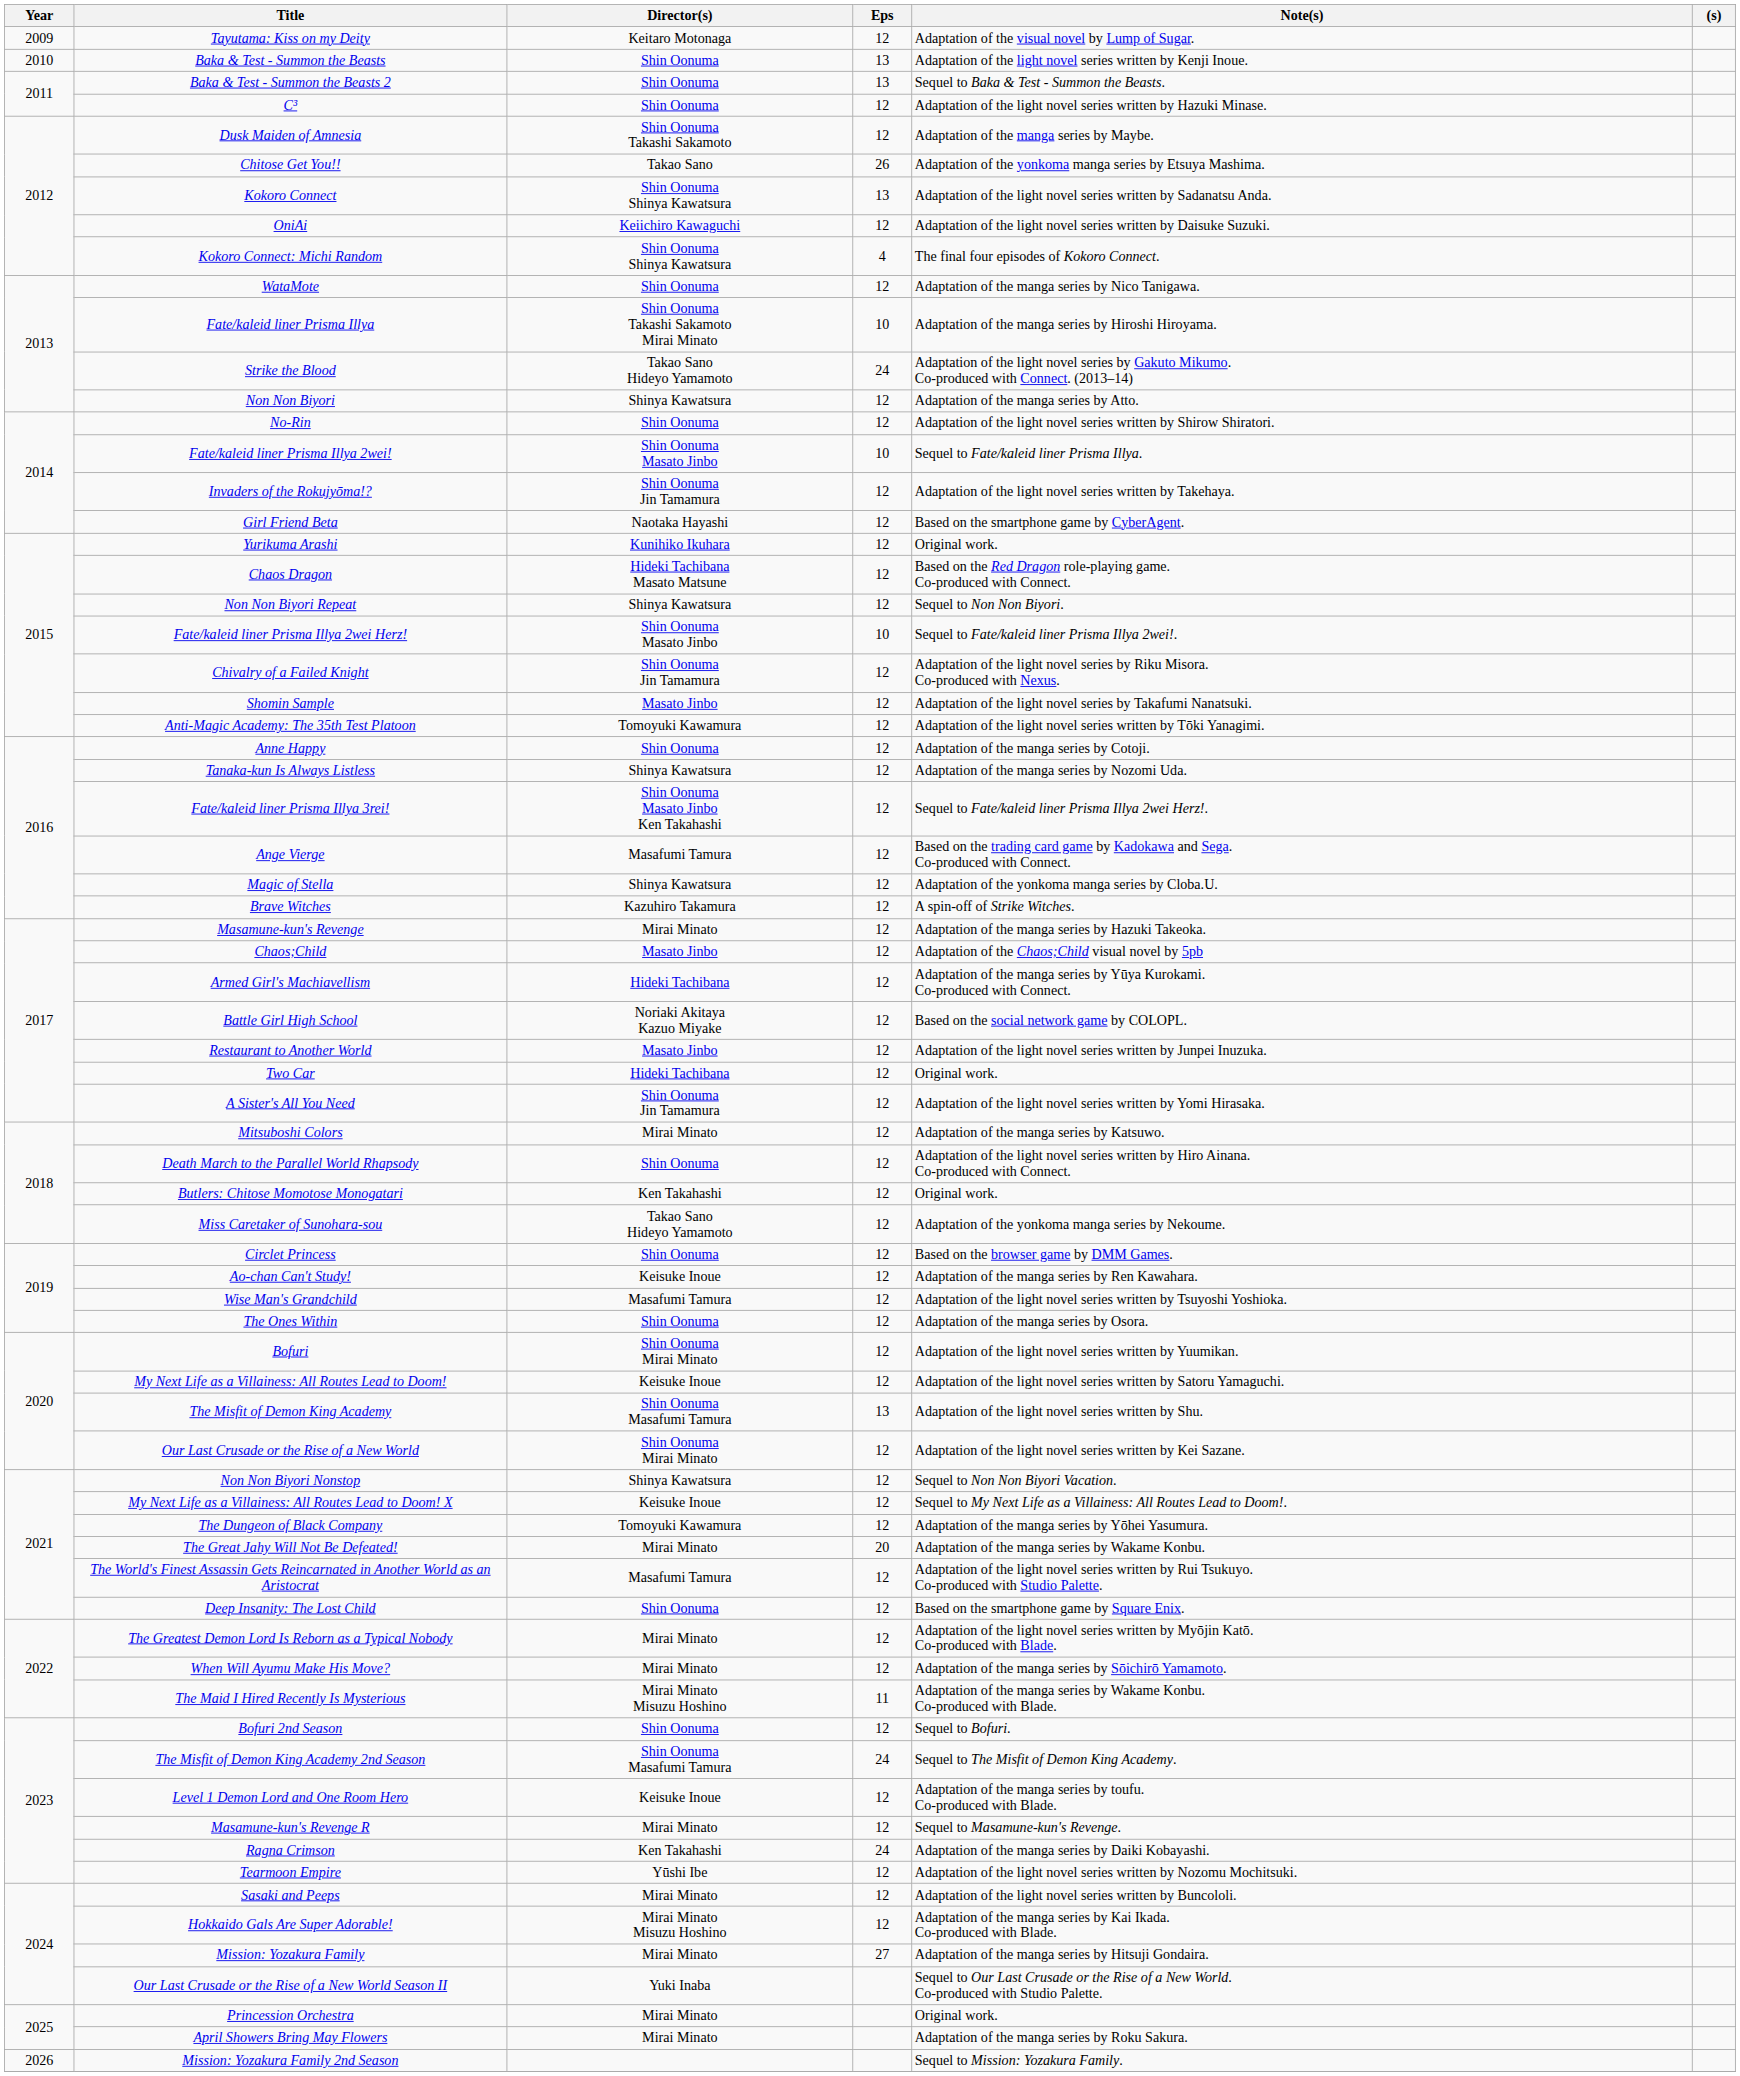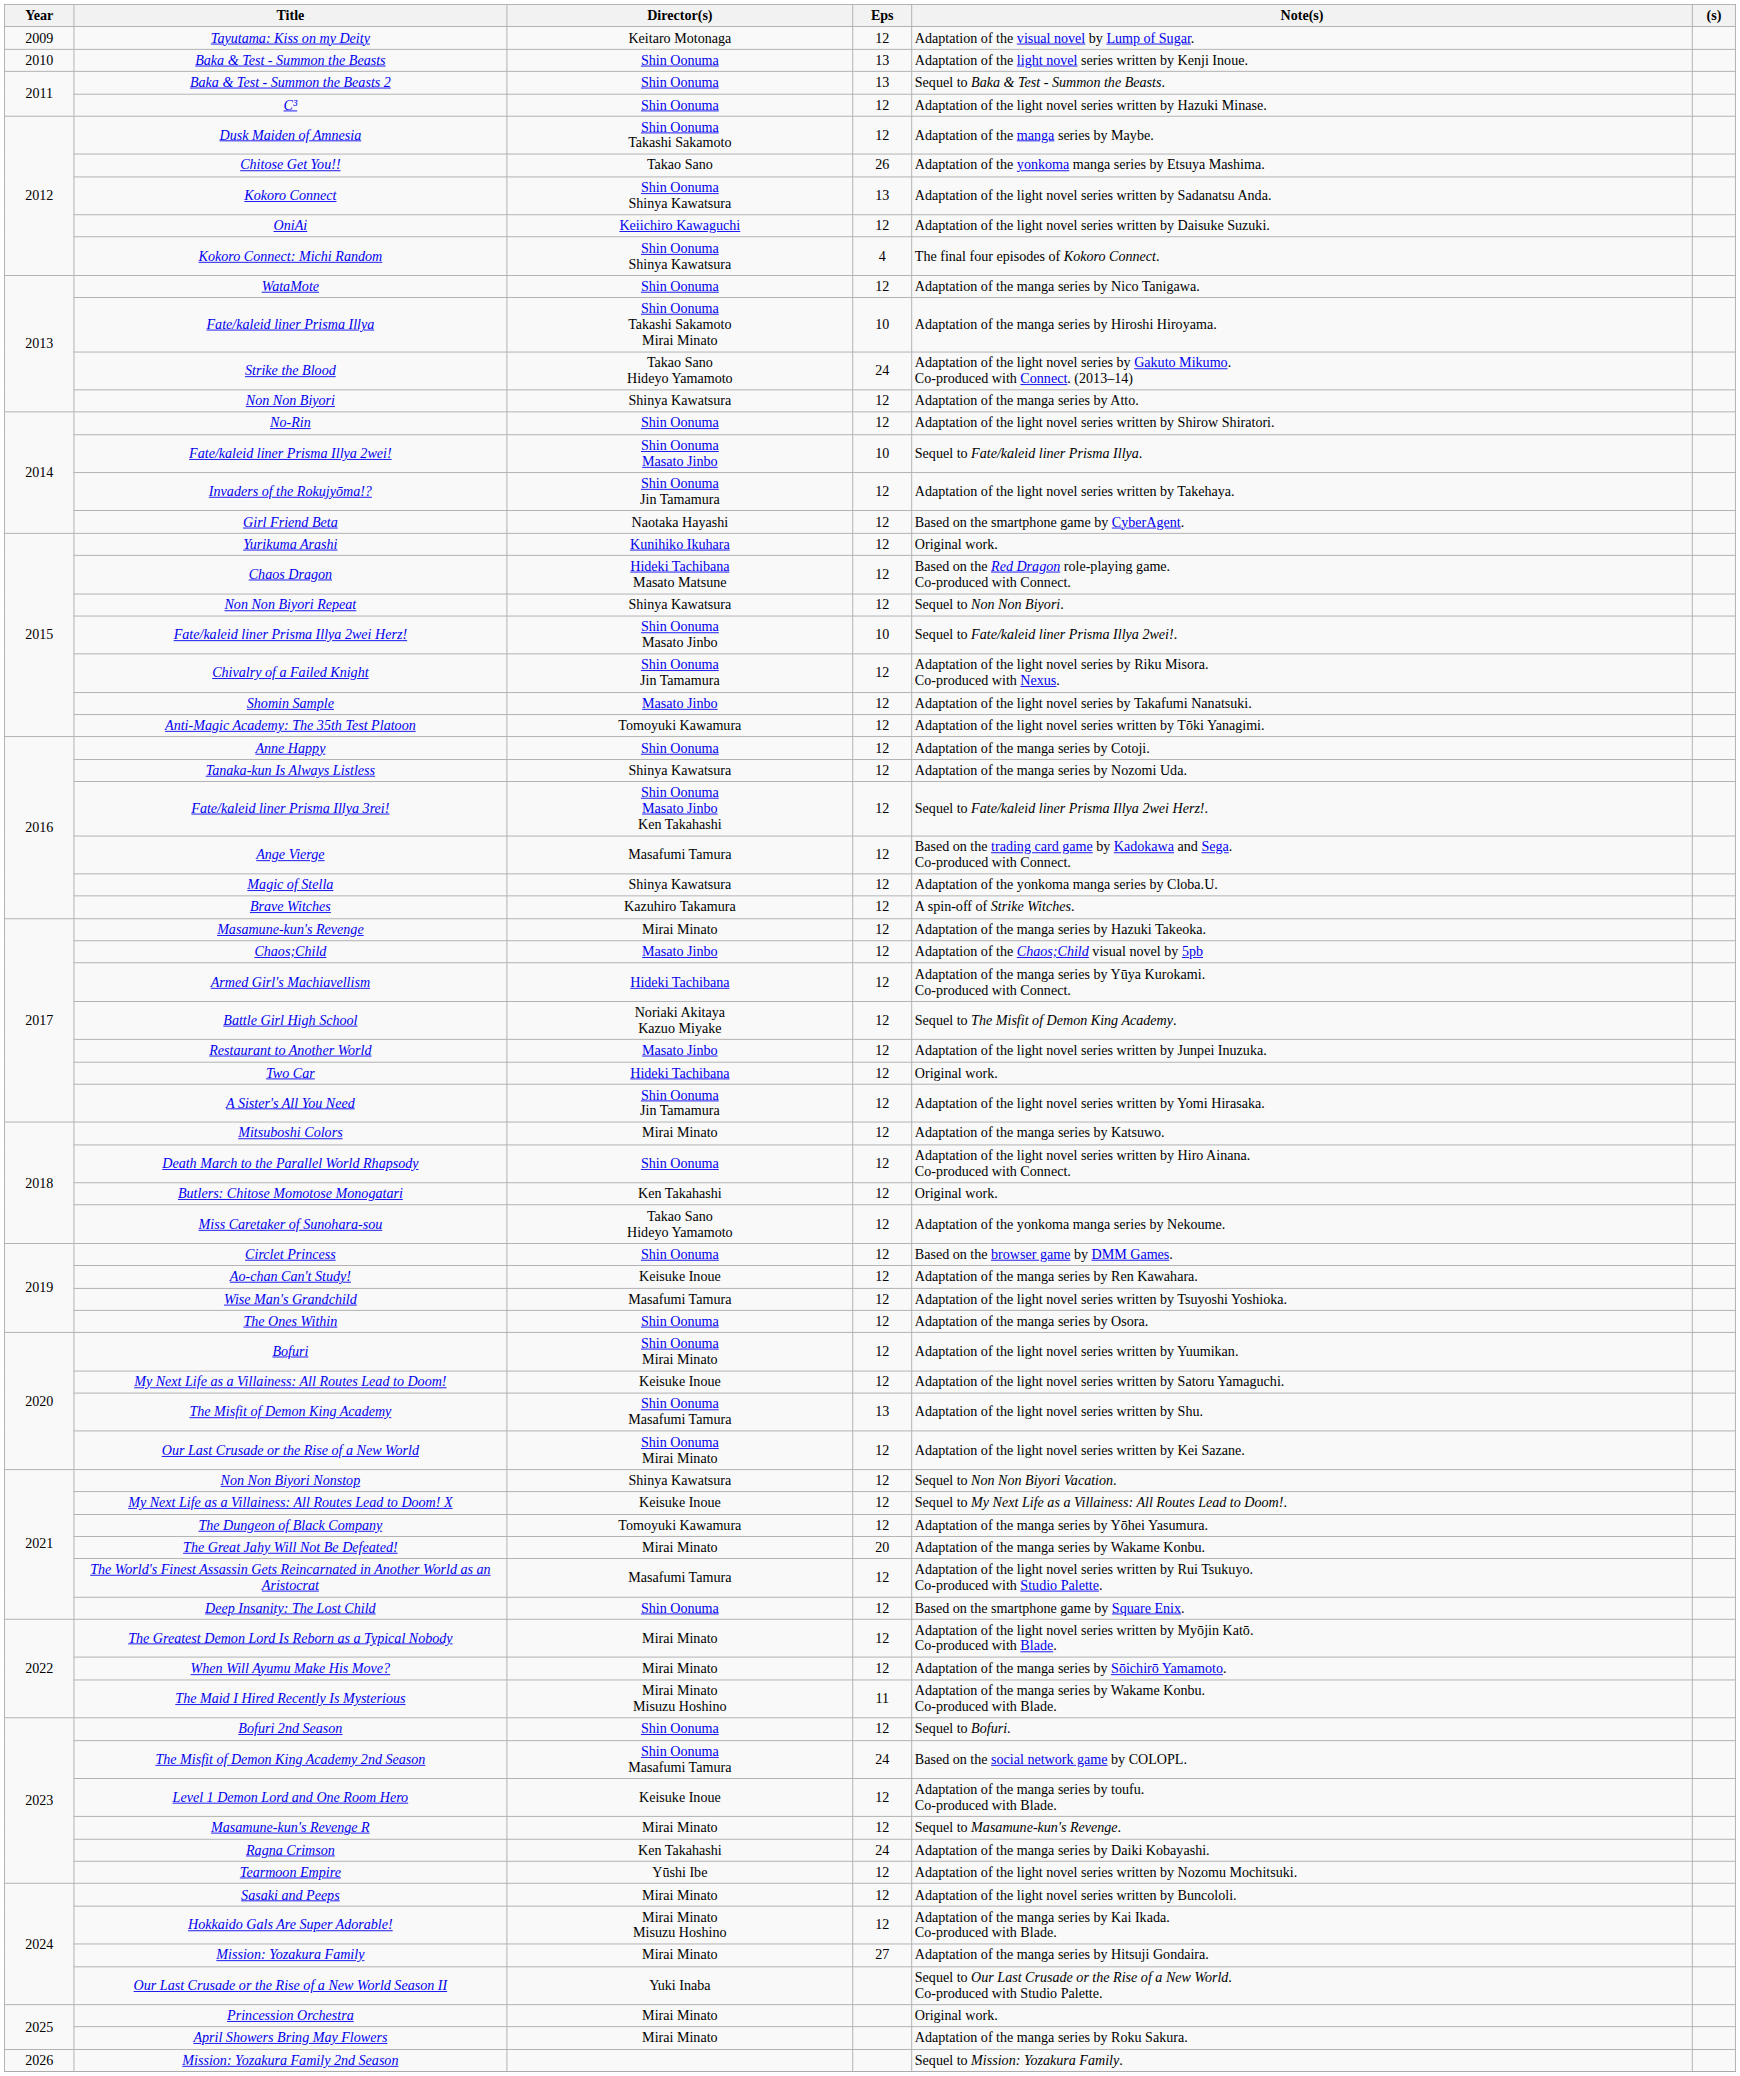(1051, 1020) Based on the social network game by COLOPL. -> (1046, 1020) Sequel to The Misfit of Demon King Academy.
(1046, 1759) Sequel to The Misfit of Demon King Academy. -> (1051, 1759) Based on the social network game by COLOPL.
